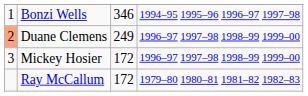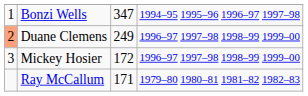(124, 15) 346 -> (124, 15) 347
(124, 79) 172 -> (124, 79) 171
